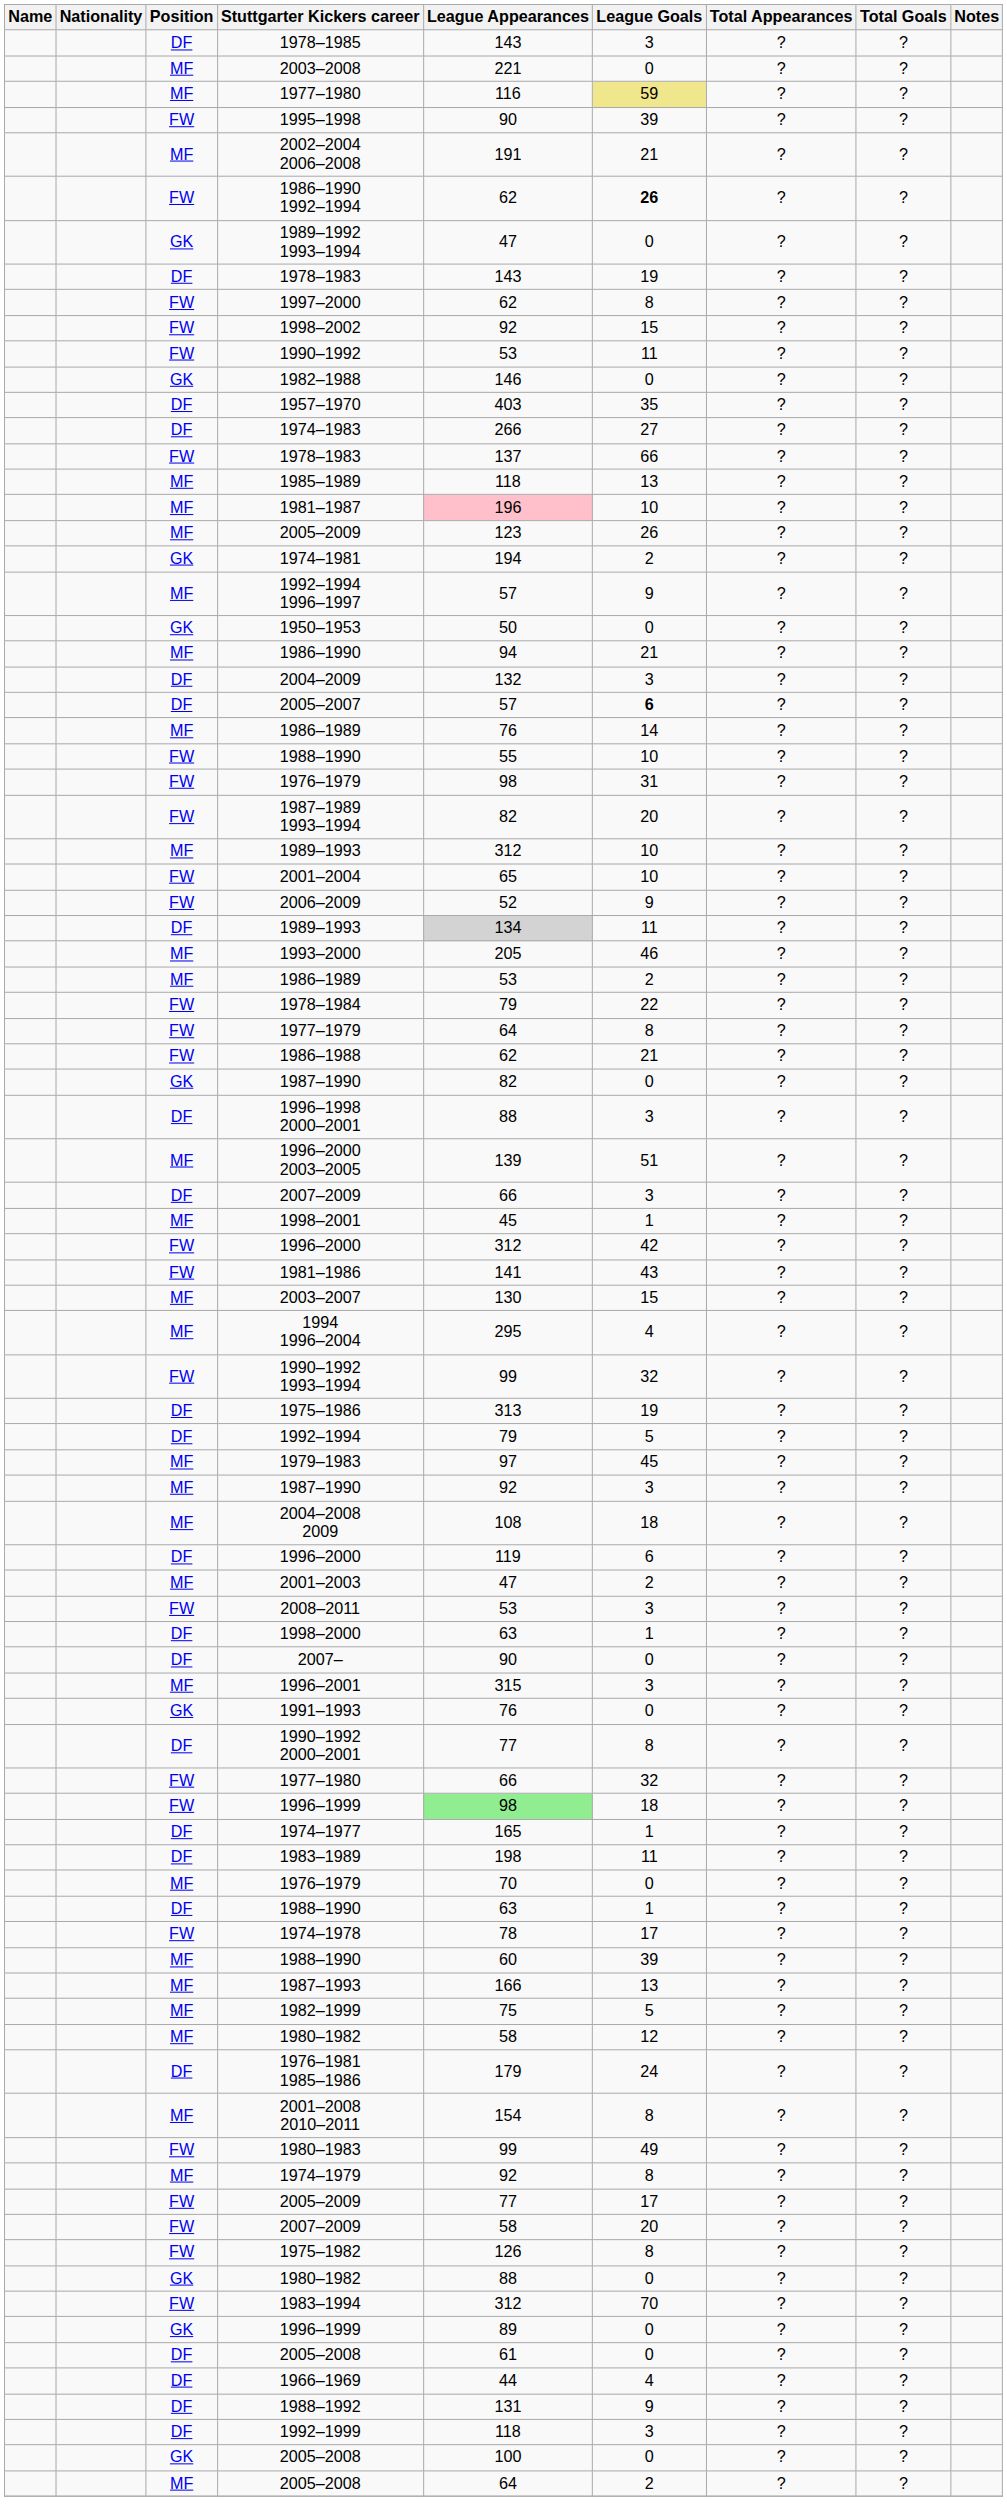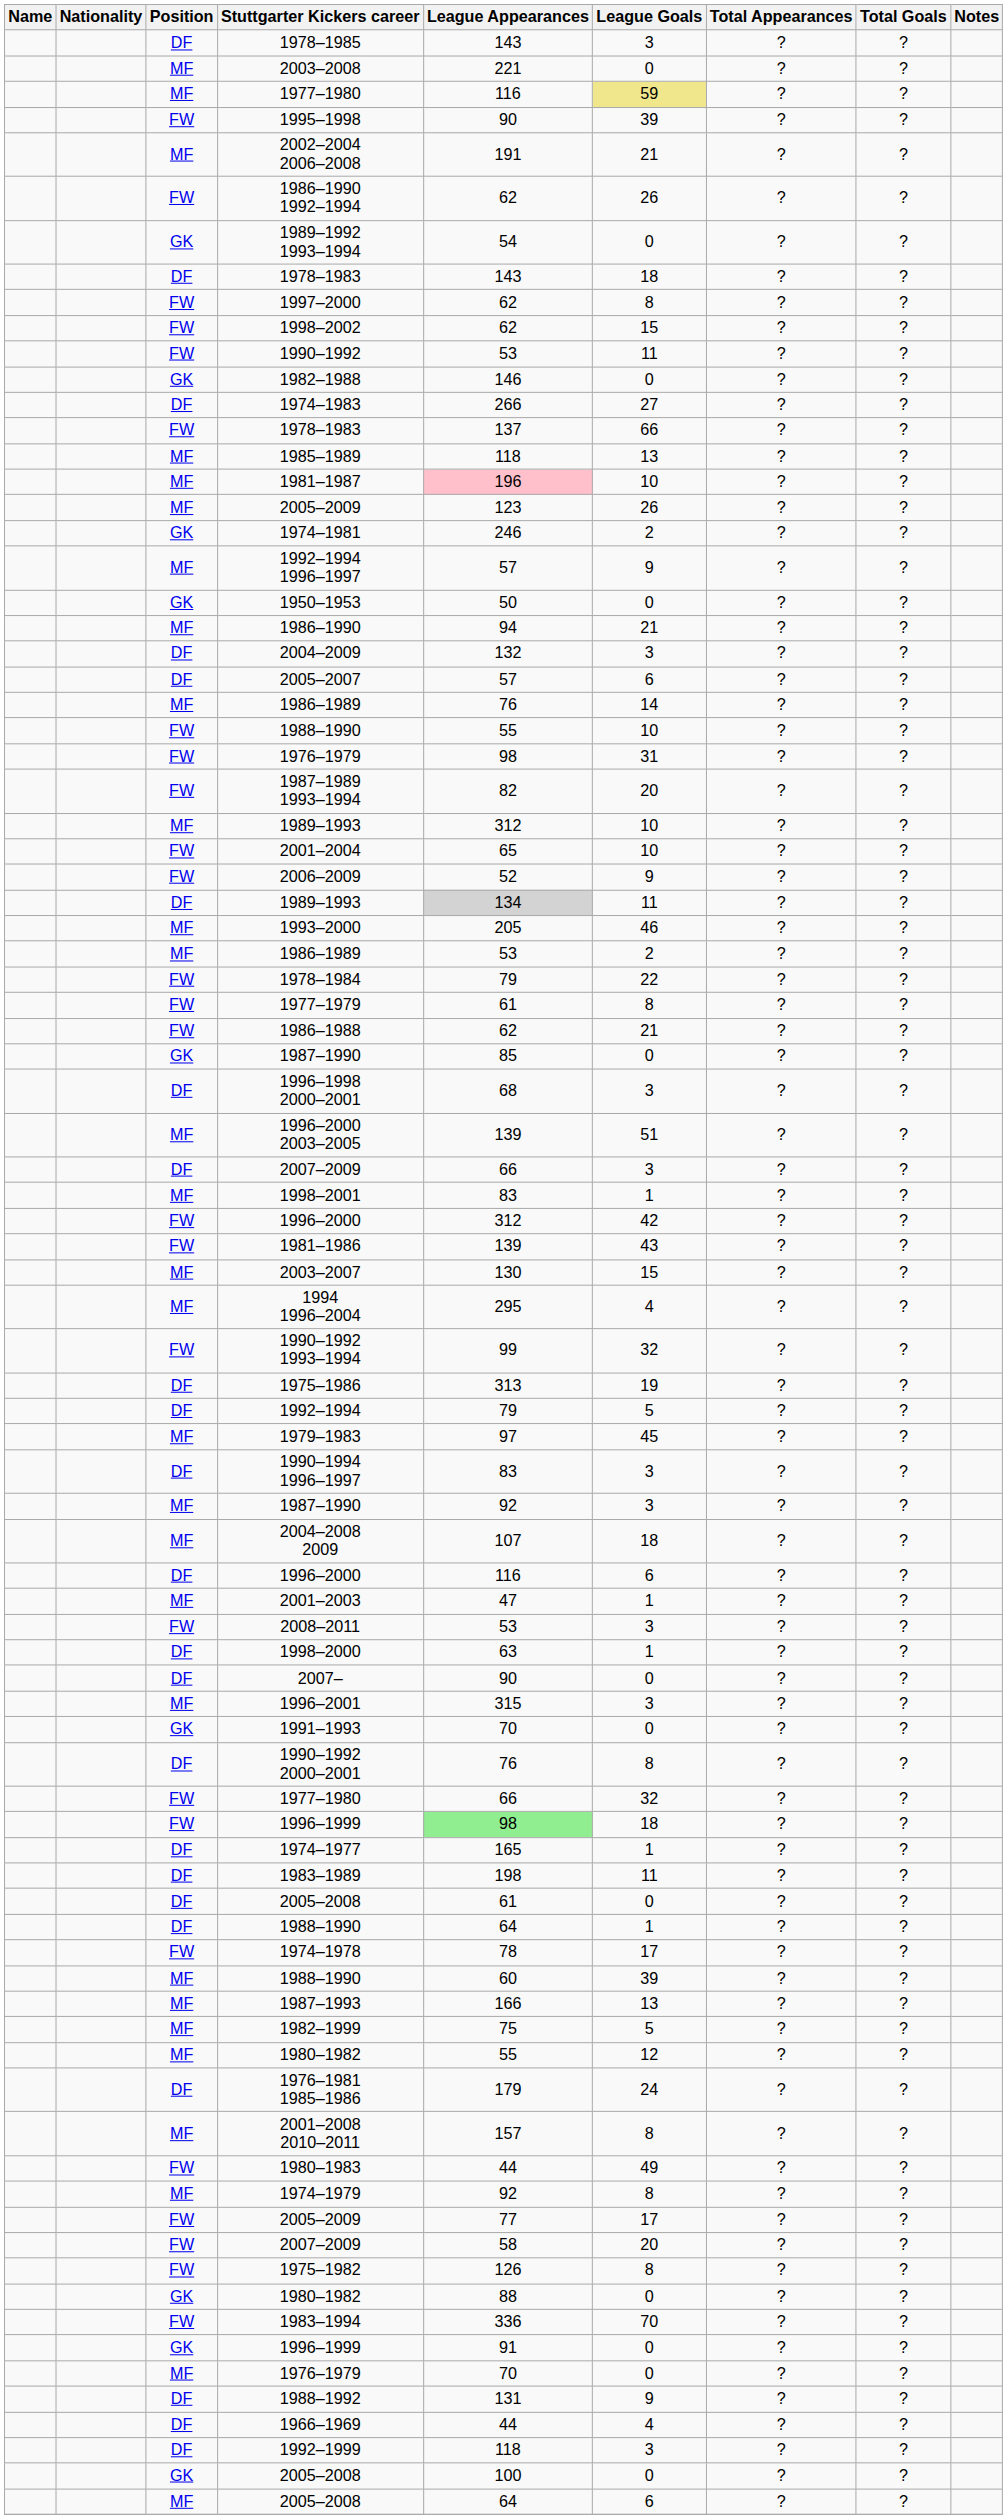(649, 198) bold -> (649, 198) normal
(508, 242) 47 -> (508, 242) 54
(649, 276) 19 -> (649, 276) 18
(508, 328) 92 -> (508, 328) 62
- row: (182, 405)
(508, 558) 194 -> (508, 533) 246
(649, 705) bold -> (649, 679) normal
(508, 1030) 64 -> (508, 1005) 61
(508, 1082) 82 -> (508, 1056) 85
(508, 1116) 88 -> (508, 1091) 68
(508, 1220) 45 -> (508, 1195) 83
(508, 1272) 141 -> (508, 1246) 139
+ row: (182, 1471)
(508, 1522) 108 -> (508, 1540) 107
(508, 1557) 119 -> (508, 1575) 116
(649, 1583) 2 -> (649, 1601) 1
(508, 1711) 76 -> (508, 1729) 70
(508, 1745) 77 -> (508, 1764) 76
rows swapped: (182, 1883) <-> (182, 2355)
(508, 1908) 63 -> (508, 1926) 64
(508, 2036) 58 -> (508, 2055) 55
(508, 2115) 154 -> (508, 2133) 157
(508, 2150) 99 -> (508, 2168) 44
(508, 2303) 312 -> (508, 2322) 336
(508, 2329) 89 -> (508, 2347) 91
rows swapped: (182, 2380) <-> (182, 2406)
(649, 2483) 2 -> (649, 2501) 6
